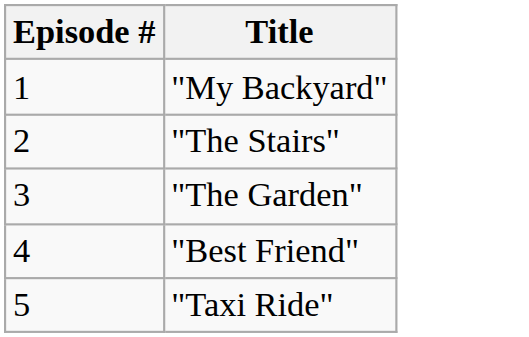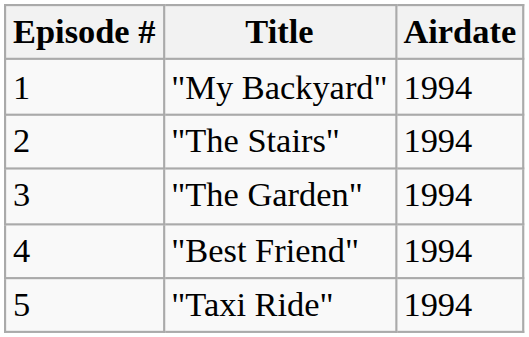+ column: (460, 31)
